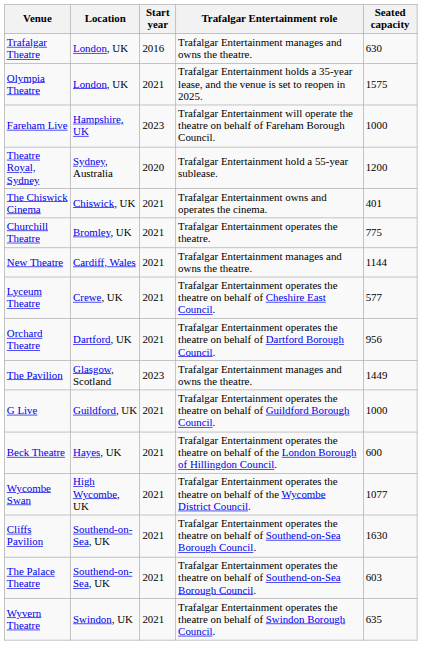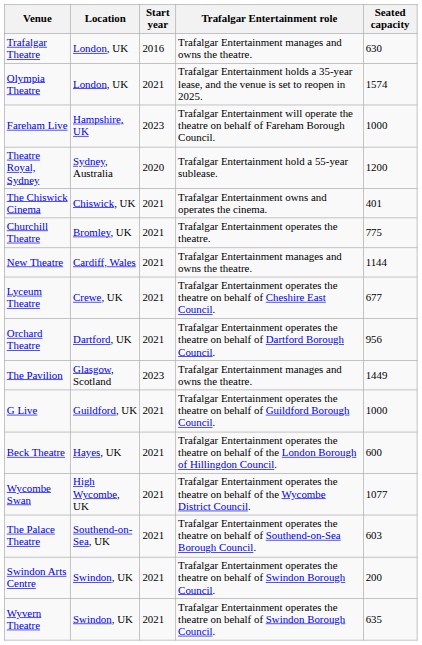(377, 84) 1575 -> (377, 84) 1574
(374, 298) 577 -> (374, 298) 677
- row: (25, 536)
+ row: (37, 577)
